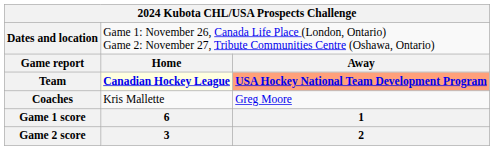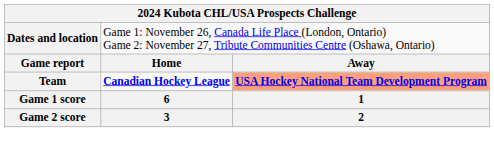(167, 81) lightyellow background -> (167, 81) no background
- row: (52, 99)
